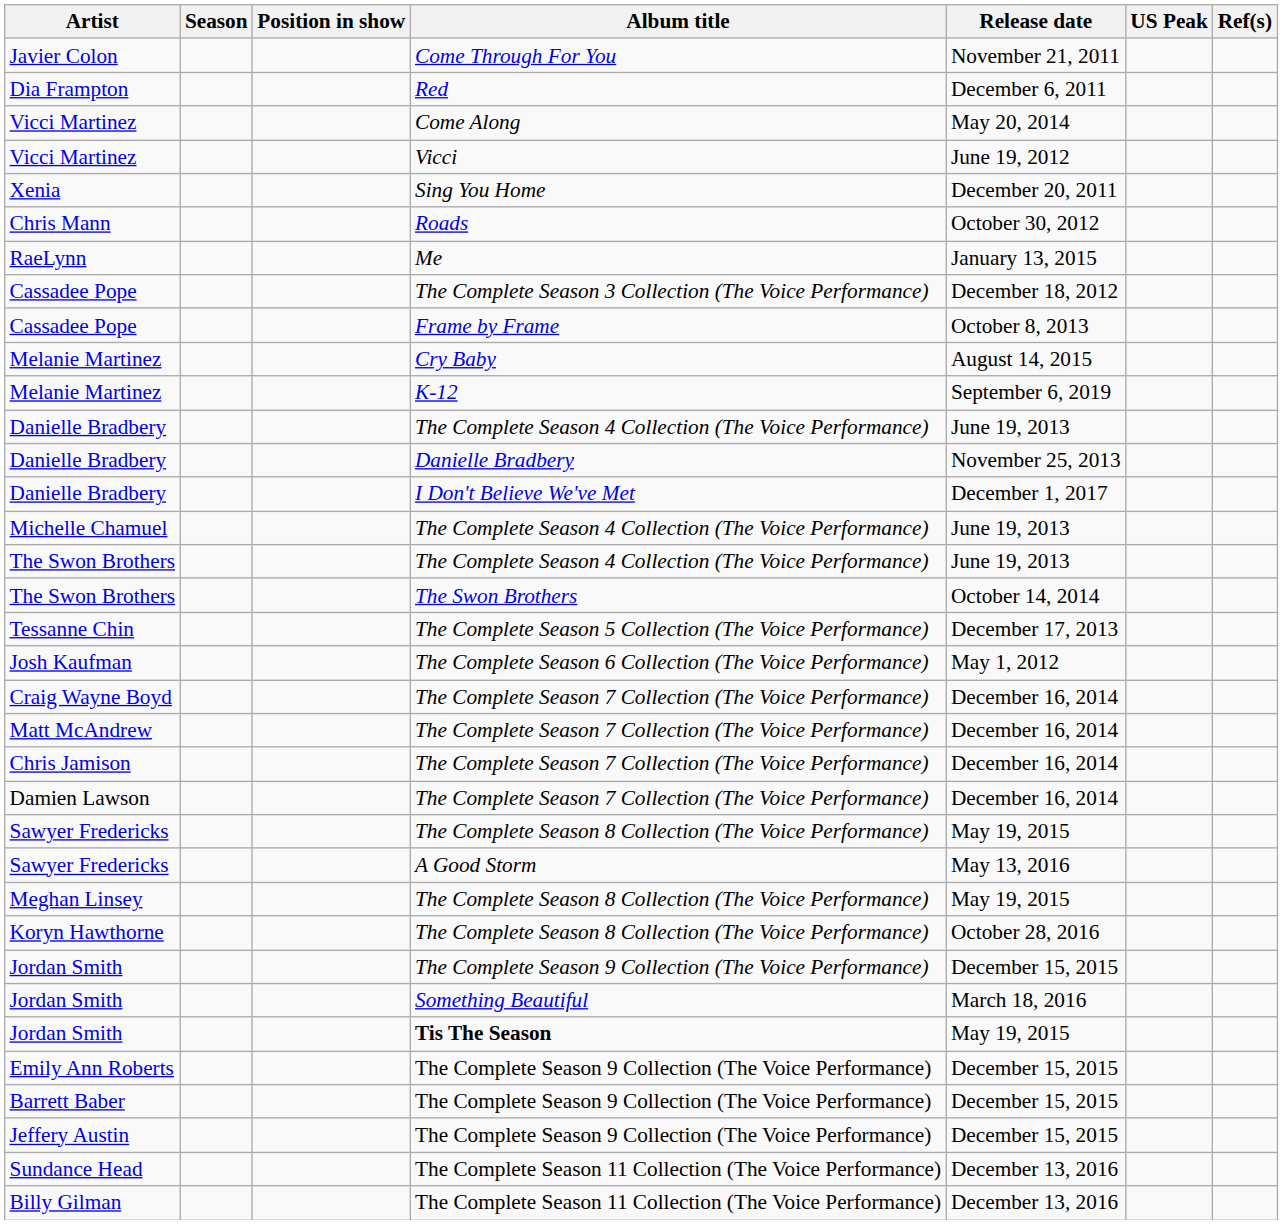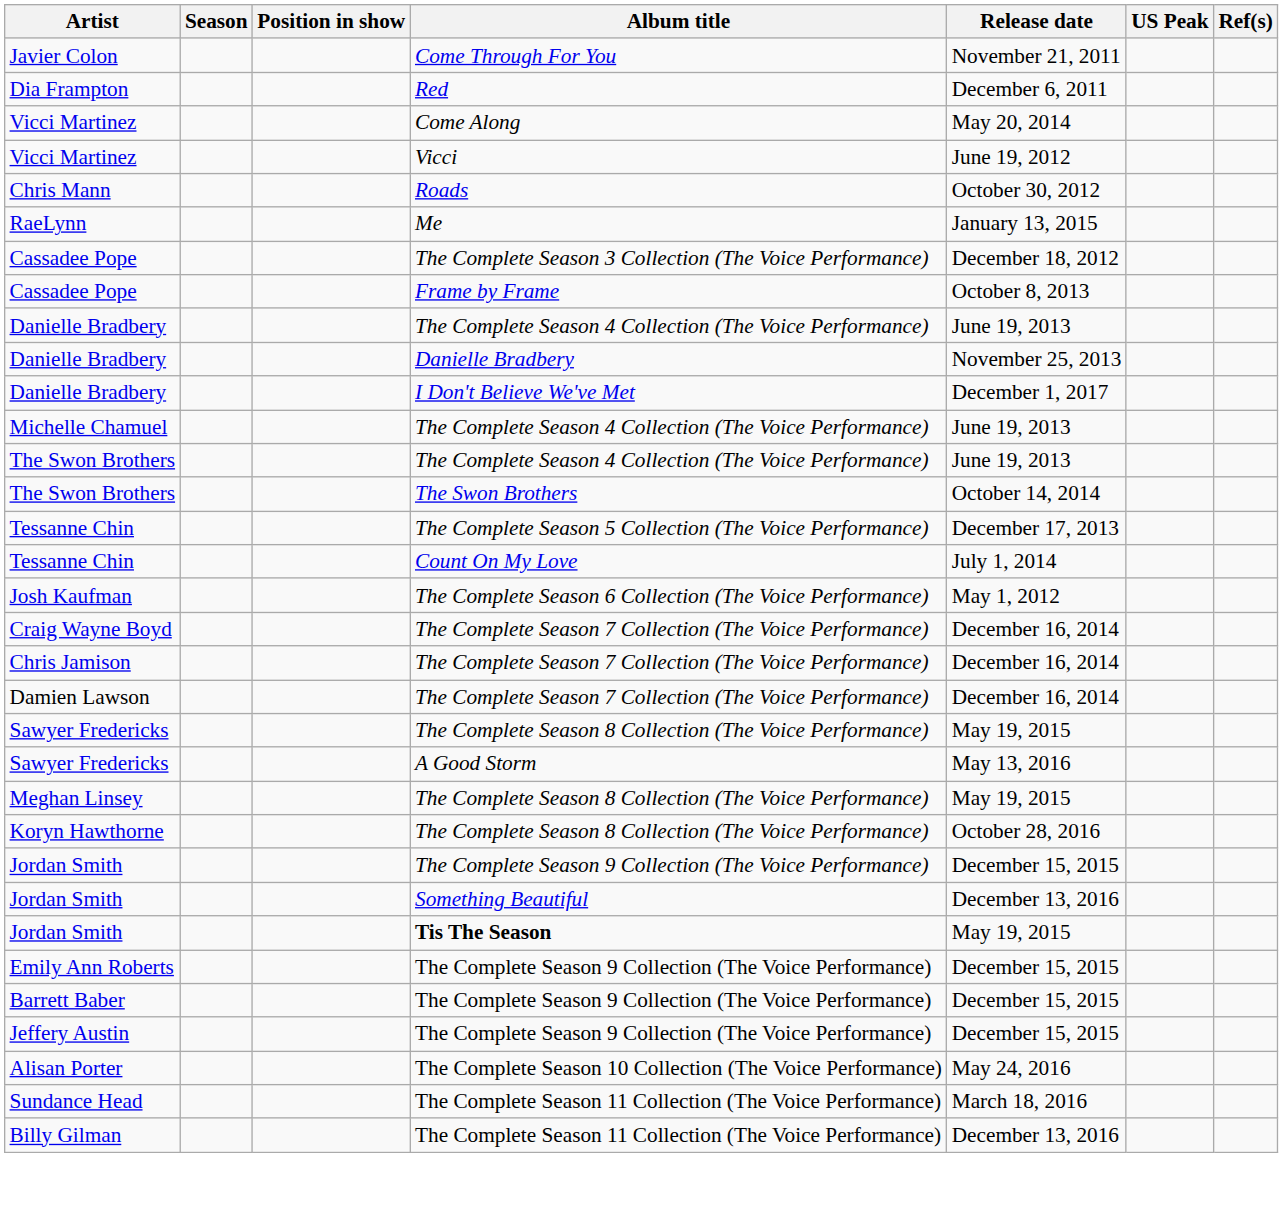- row: (35, 190)
- row: (85, 358)
- row: (85, 392)
+ row: (72, 561)
- row: (81, 730)
(1019, 1000) March 18, 2016 -> (1035, 898) December 13, 2016
+ row: (66, 1067)
(1035, 1168) December 13, 2016 -> (1019, 1101) March 18, 2016
